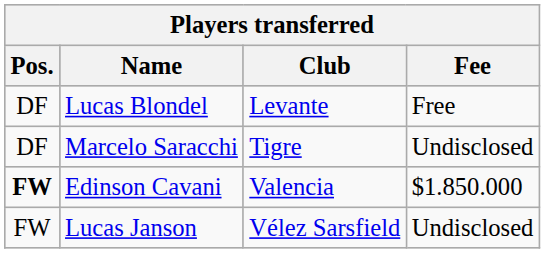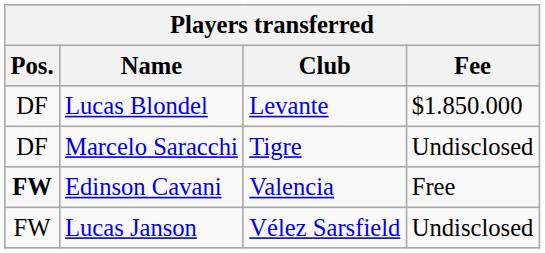(434, 106) Free -> (467, 106) $1.850.000
(467, 187) $1.850.000 -> (434, 187) Free
